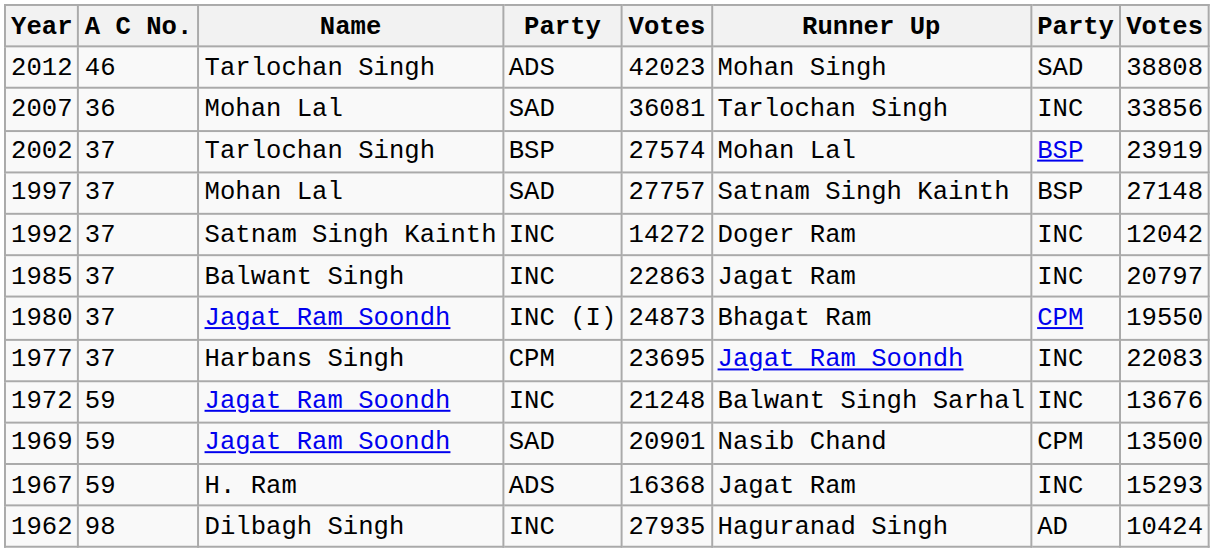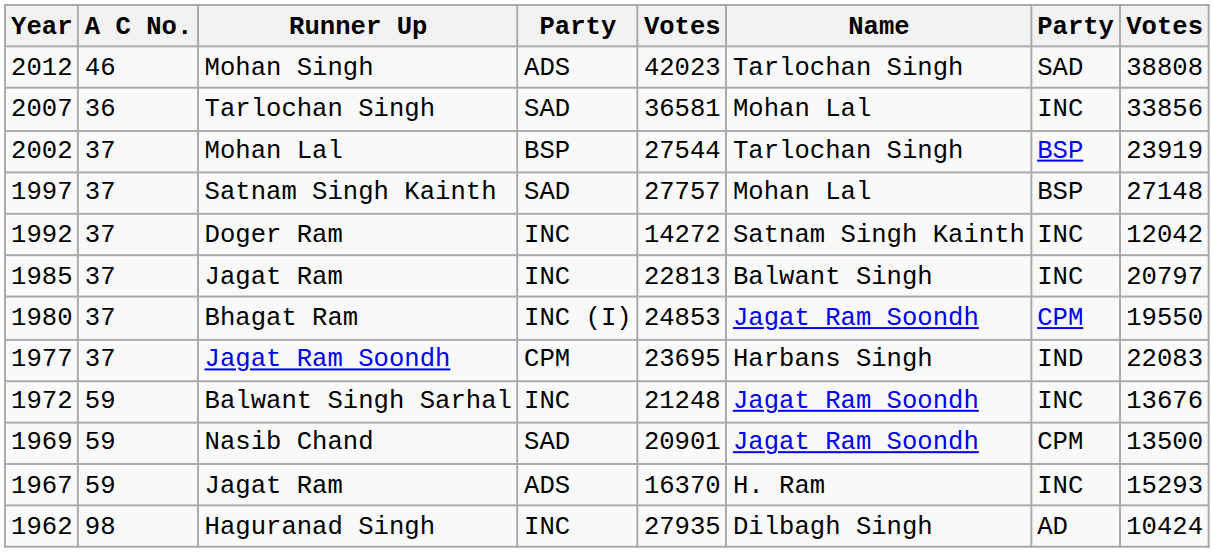columns swapped: (351, 26) <-> (871, 26)
(667, 109) 36081 -> (682, 109) 36581
(667, 151) 27574 -> (682, 151) 27544
(667, 276) 22863 -> (682, 276) 22813
(667, 318) 24873 -> (682, 318) 24853
(1060, 360) INC -> (1060, 360) IND
(667, 485) 16368 -> (682, 485) 16370
